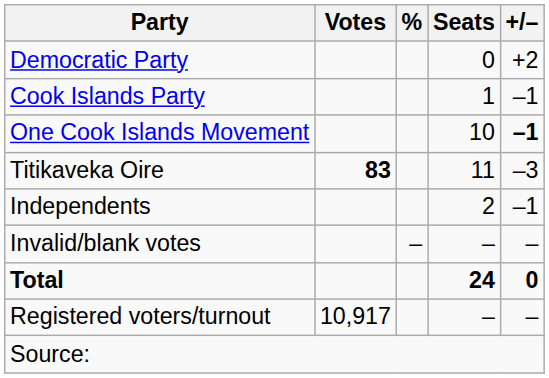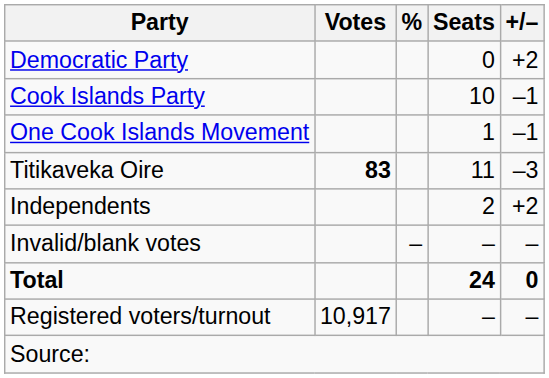(488, 96) 1 -> (482, 96) 10
(482, 133) 10 -> (488, 133) 1
(526, 133) bold -> (526, 133) normal
(526, 206) –1 -> (525, 206) +2
